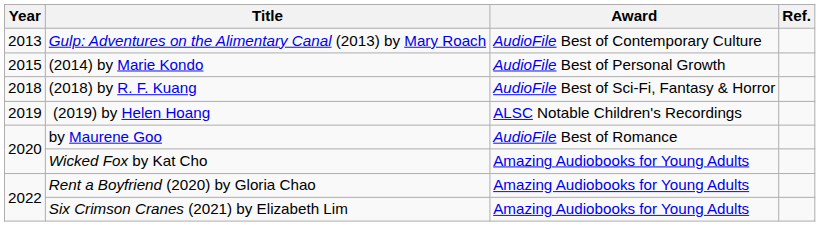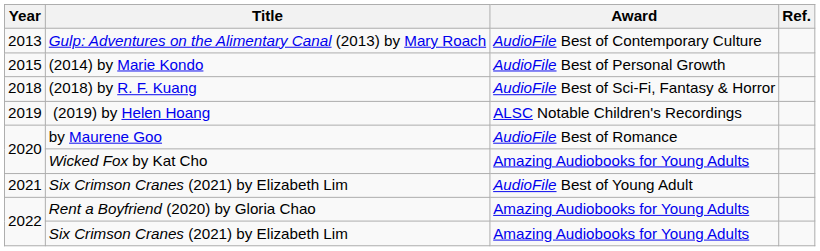+ row: (25, 185)
